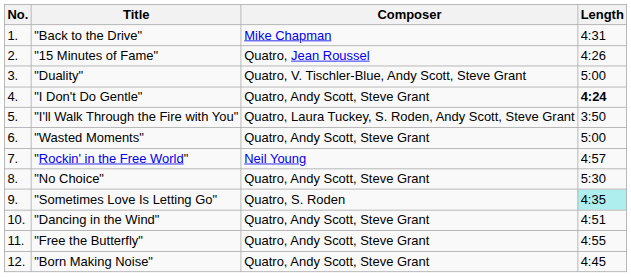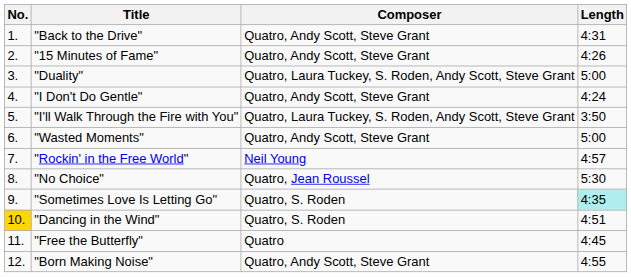(288, 35) Mike Chapman -> (337, 35) Quatro, Andy Scott, Steve Grant
(307, 55) Quatro, Jean Roussel -> (337, 55) Quatro, Andy Scott, Steve Grant
(385, 76) Quatro, V. Tischler-Blue, Andy Scott, Steve Grant -> (409, 76) Quatro, Laura Tuckey, S. Roden, Andy Scott, Steve Grant
(594, 96) bold -> (593, 96) normal
(337, 179) Quatro, Andy Scott, Steve Grant -> (307, 179) Quatro, Jean Roussel
(16, 220) no background -> (16, 220) gold background
(337, 220) Quatro, Andy Scott, Steve Grant -> (295, 220) Quatro, S. Roden
(337, 240) Quatro, Andy Scott, Steve Grant -> (264, 240) Quatro
(593, 240) 4:55 -> (593, 240) 4:45
(593, 261) 4:45 -> (593, 261) 4:55
